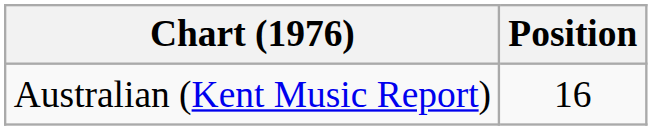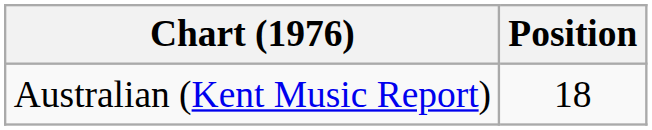(573, 93) 16 -> (573, 93) 18
